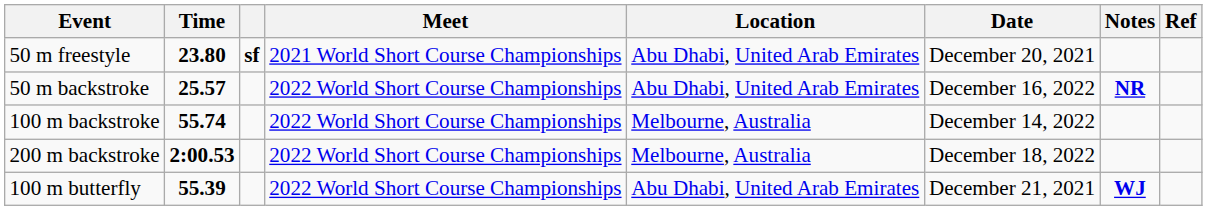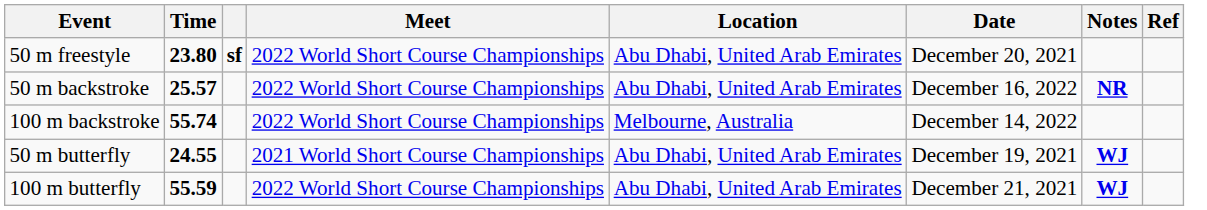(445, 54) 2021 World Short Course Championships -> (428, 54) 2022 World Short Course Championships
- row: (85, 155)
+ row: (70, 155)
(202, 188) 55.39 -> (193, 188) 55.59
